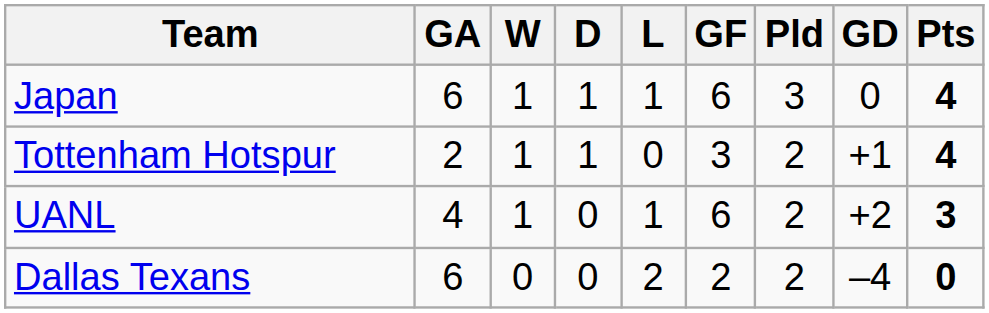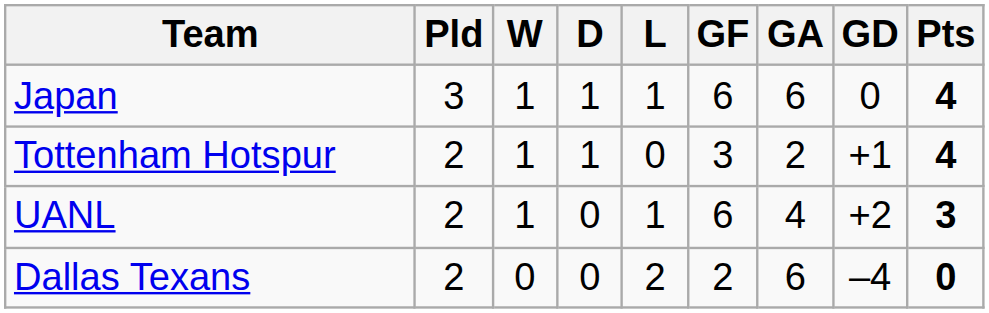columns swapped: (794, 34) <-> (453, 34)
